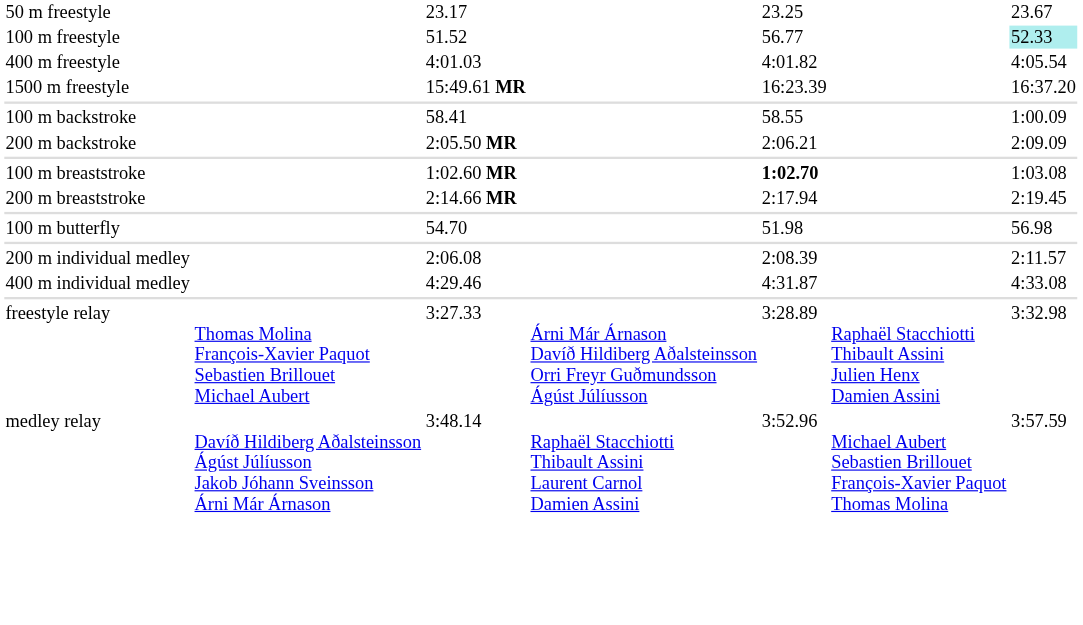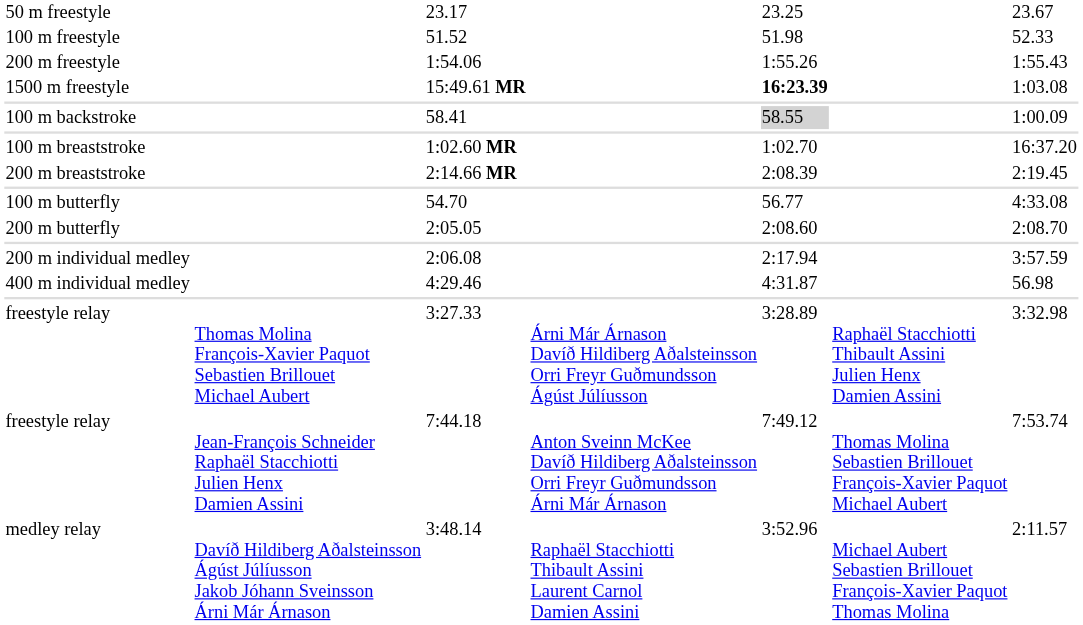(782, 37) 56.77 -> (782, 37) 51.98
(1032, 37) paleturquoise background -> (1033, 37) no background
+ row: (63, 62)
- row: (63, 62)
(794, 87) normal -> (795, 87) bold
(1044, 87) 16:37.20 -> (1040, 87) 1:03.08
(782, 117) no background -> (782, 117) lightgrey background
- row: (71, 142)
(790, 172) bold -> (790, 147) normal
(1039, 172) 1:03.08 -> (1045, 147) 16:37.20
(790, 198) 2:17.94 -> (790, 172) 2:08.39
(782, 227) 51.98 -> (782, 202) 56.77
(1032, 227) 56.98 -> (1040, 202) 4:33.08
+ row: (63, 227)
(790, 257) 2:08.39 -> (790, 257) 2:17.94
(1039, 257) 2:11.57 -> (1040, 257) 3:57.59
(1039, 283) 4:33.08 -> (1033, 283) 56.98
+ row: (58, 421)
(1039, 421) 3:57.59 -> (1040, 529) 2:11.57
